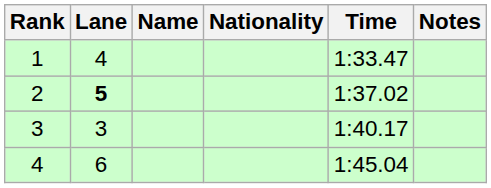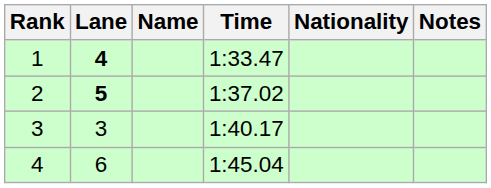columns swapped: (266, 22) <-> (371, 22)
(101, 57) normal -> (101, 57) bold
